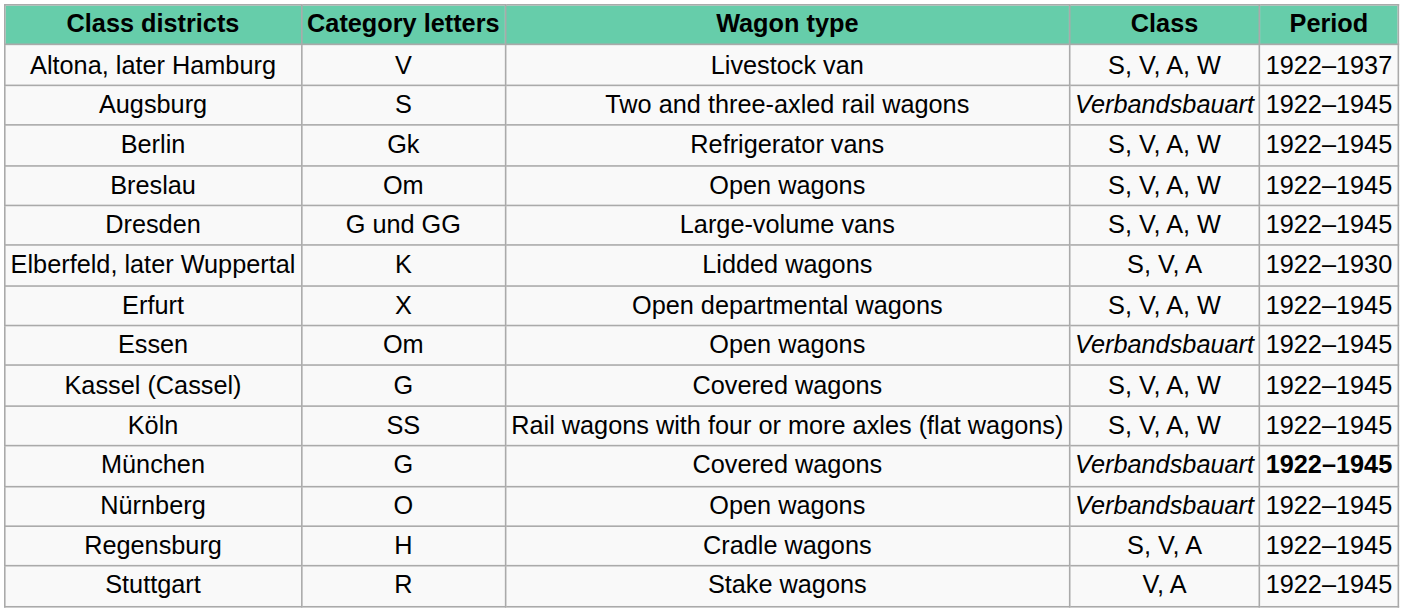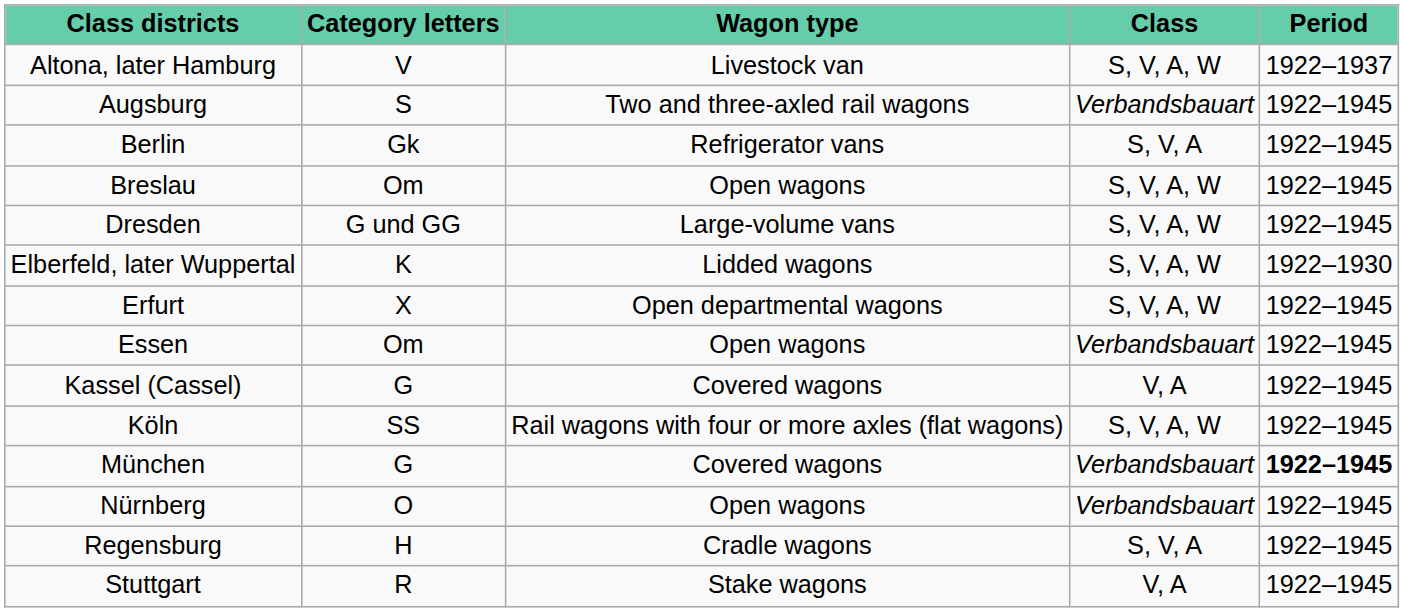(1165, 144) S, V, A, W -> (1165, 144) S, V, A
(1165, 265) S, V, A -> (1165, 265) S, V, A, W
(1165, 385) S, V, A, W -> (1165, 385) V, A
